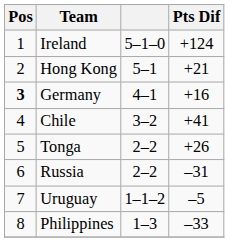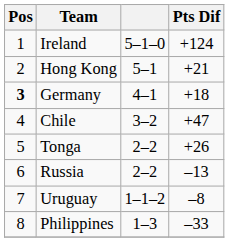(197, 95) +16 -> (197, 95) +18
(197, 120) +41 -> (197, 120) +47
(197, 172) –31 -> (197, 172) –13
(197, 198) –5 -> (197, 198) –8
